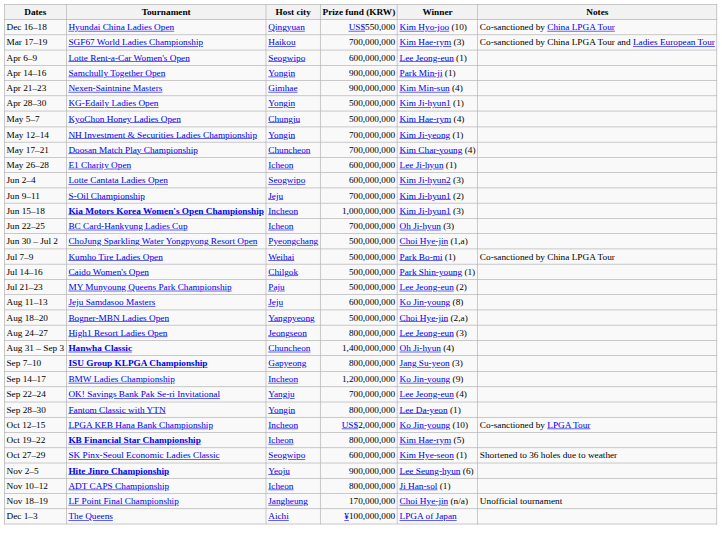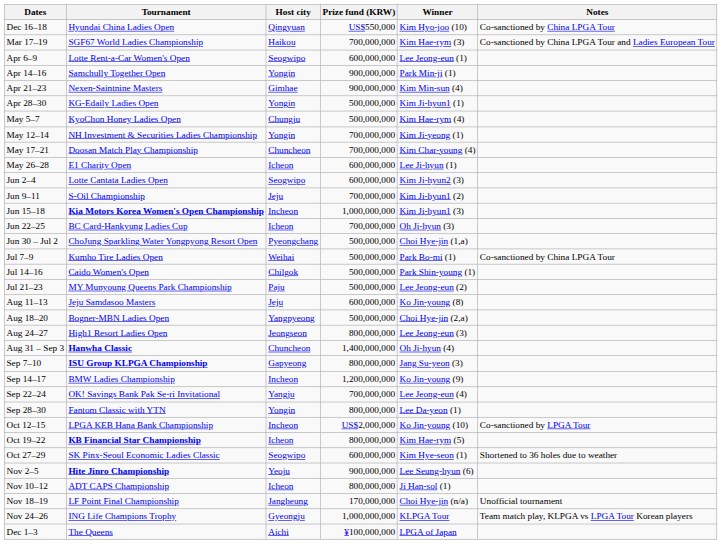+ row: (27, 516)
